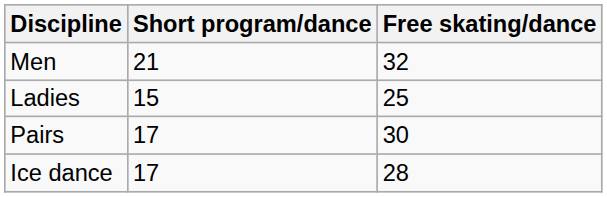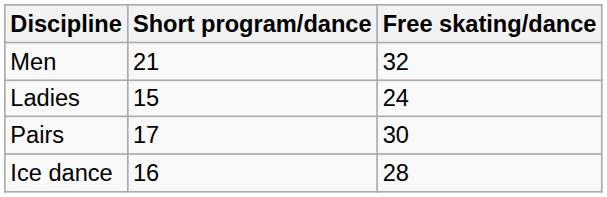(396, 98) 25 -> (396, 98) 24
(146, 173) 17 -> (146, 173) 16
